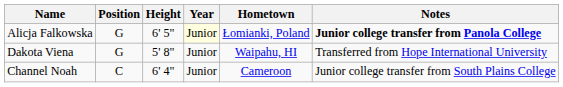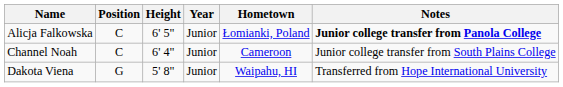(119, 33) G -> (119, 33) C
(202, 33) lightyellow background -> (202, 33) no background
rows swapped: (42, 71) <-> (40, 52)
